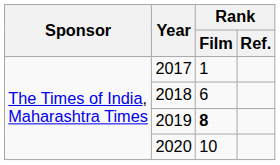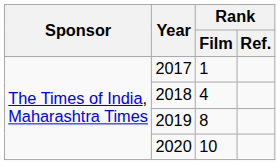(204, 95) 6 -> (204, 95) 4
(204, 120) bold -> (204, 120) normal
